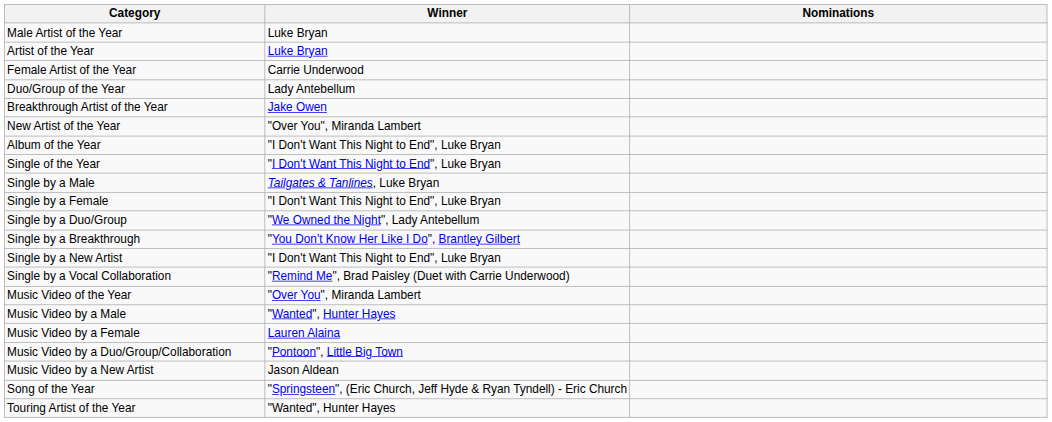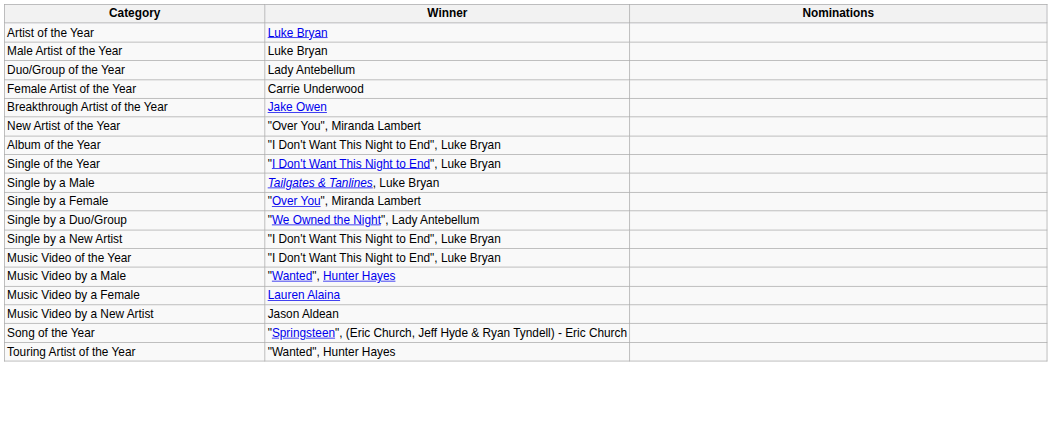rows swapped: (51, 51) <-> (65, 32)
rows swapped: (72, 70) <-> (66, 88)
(384, 201) "I Don't Want This Night to End", Luke Bryan -> (344, 201) "Over You", Miranda Lambert
- row: (74, 239)
- row: (89, 276)
(344, 295) "Over You", Miranda Lambert -> (384, 257) "I Don't Want This Night to End", Luke Bryan
- row: (119, 351)
